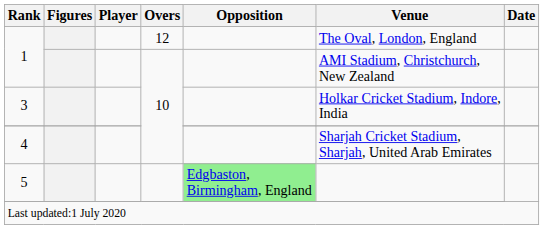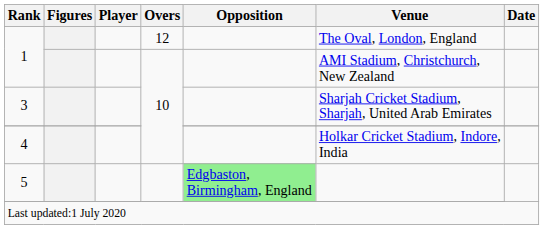(410, 106) Holkar Cricket Stadium, Indore, India -> (405, 106) Sharjah Cricket Stadium, Sharjah, United Arab Emirates
(405, 144) Sharjah Cricket Stadium, Sharjah, United Arab Emirates -> (410, 144) Holkar Cricket Stadium, Indore, India
